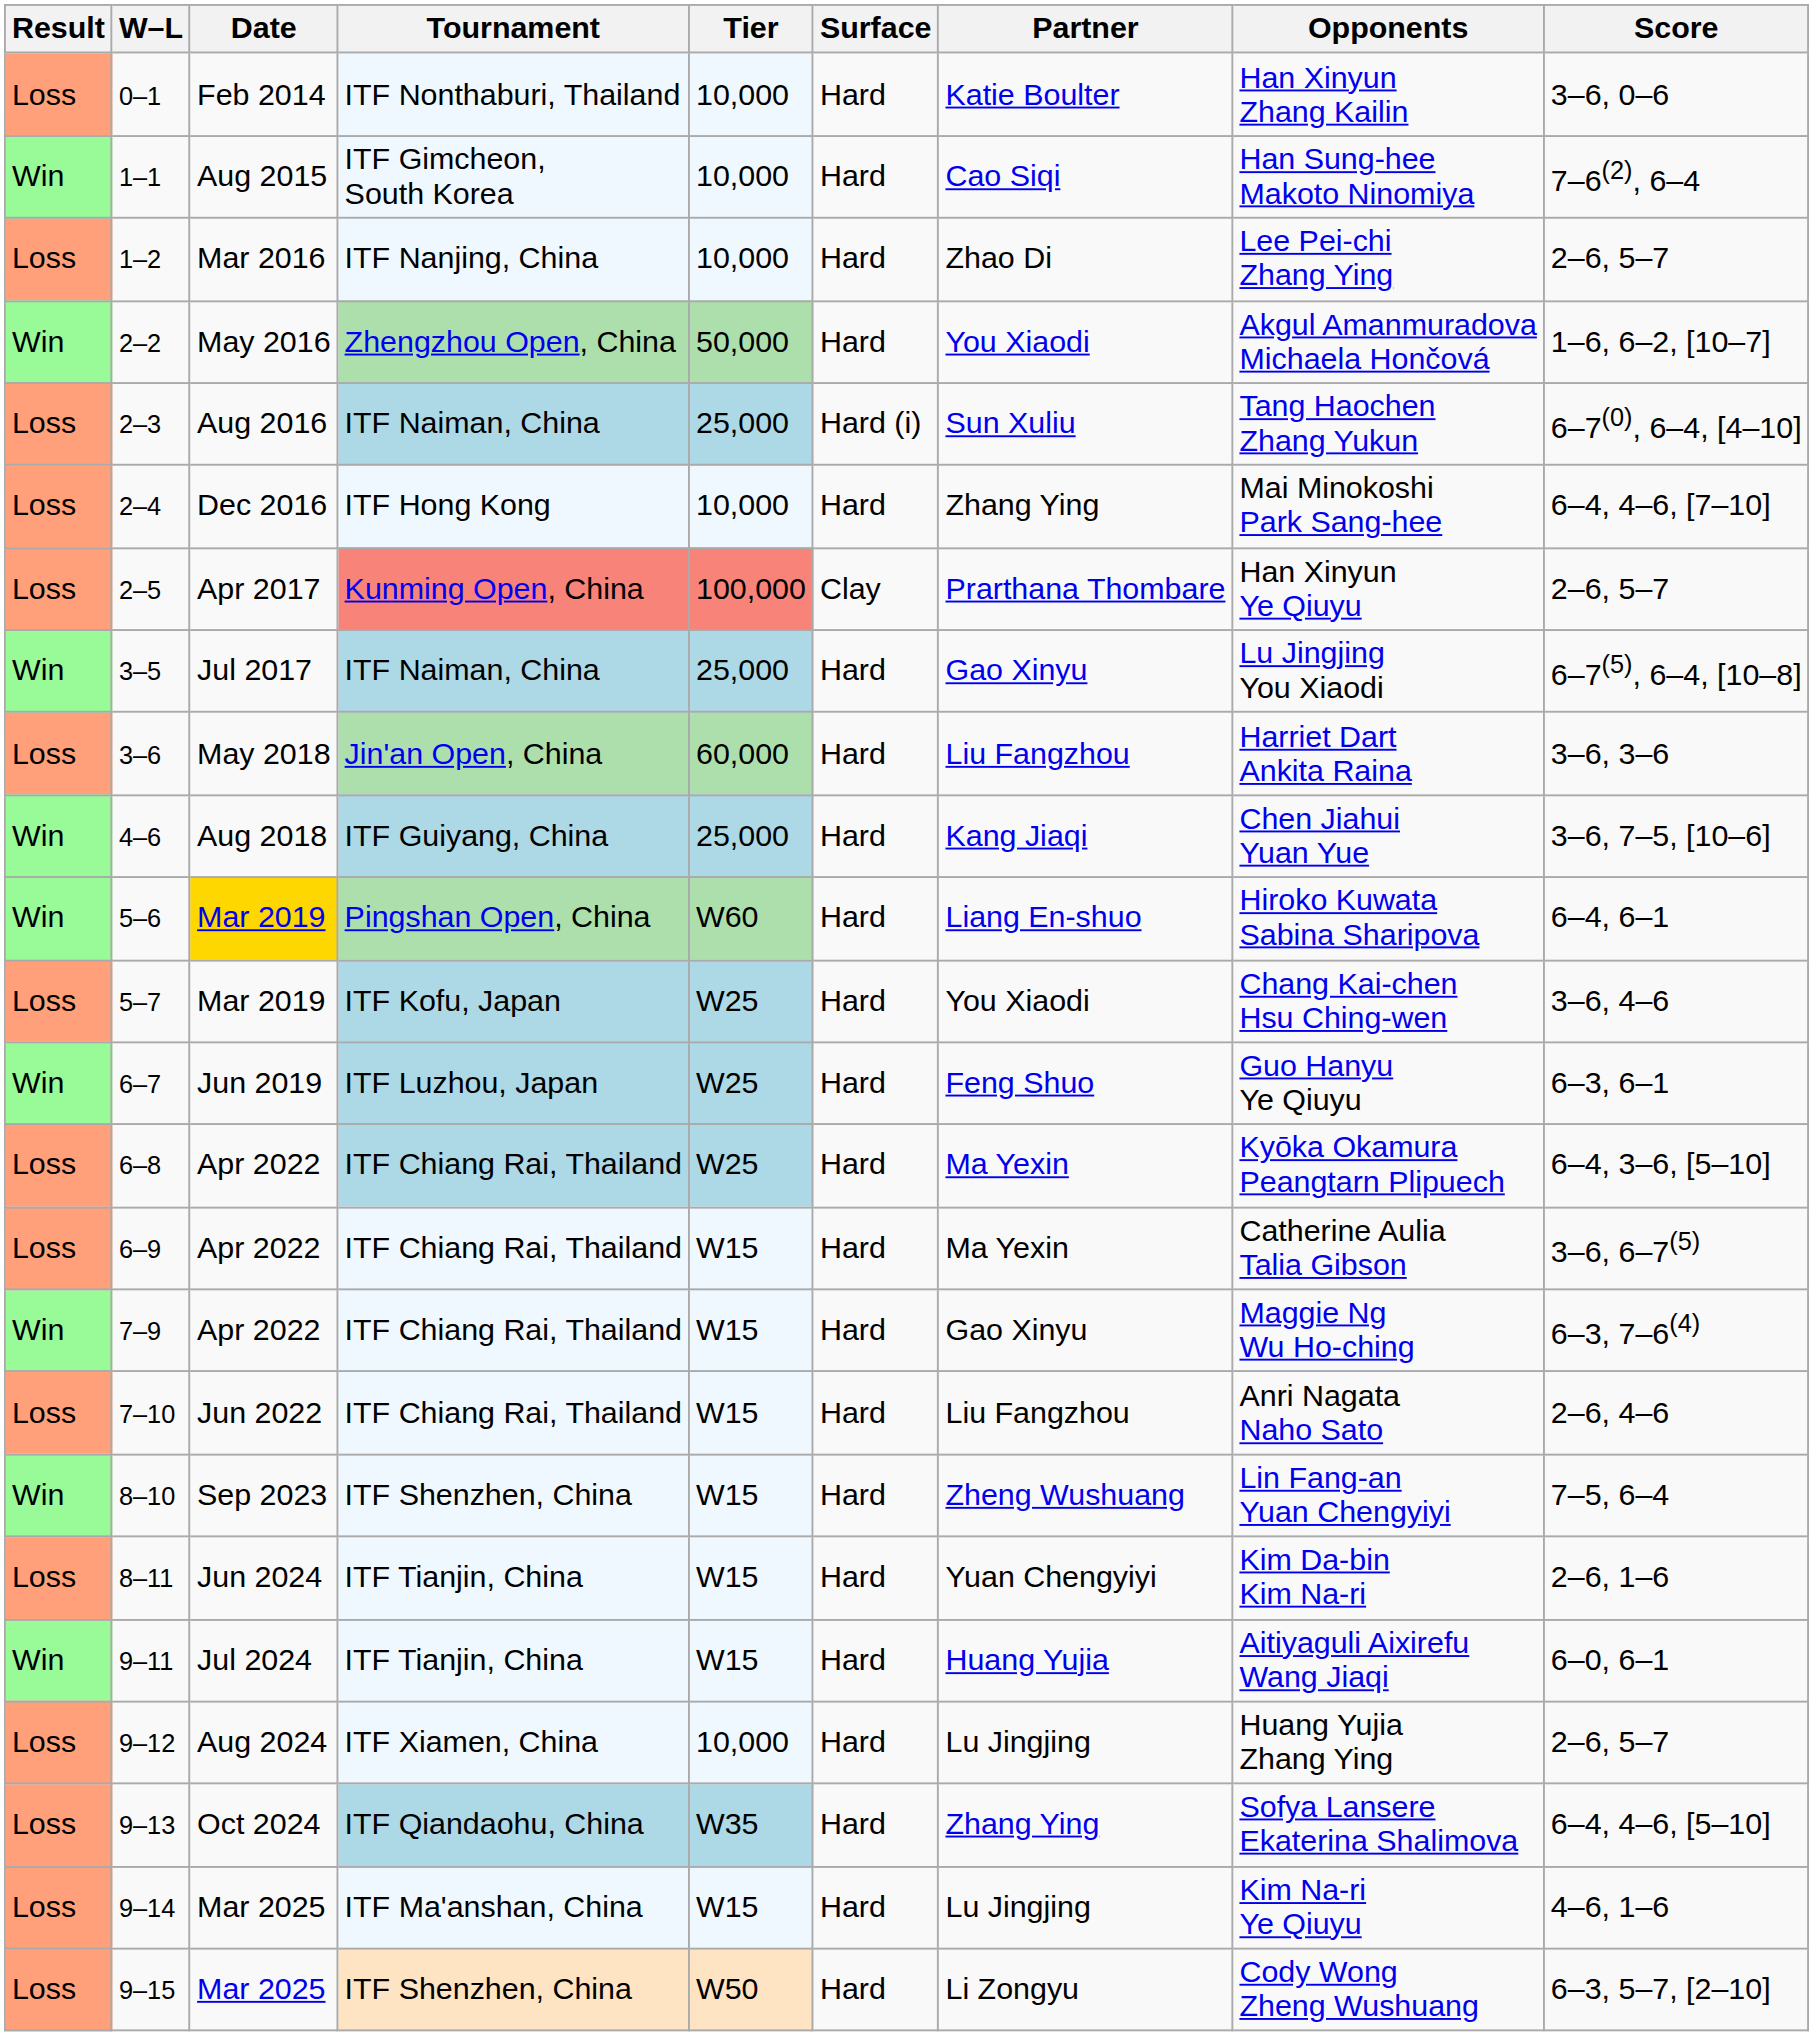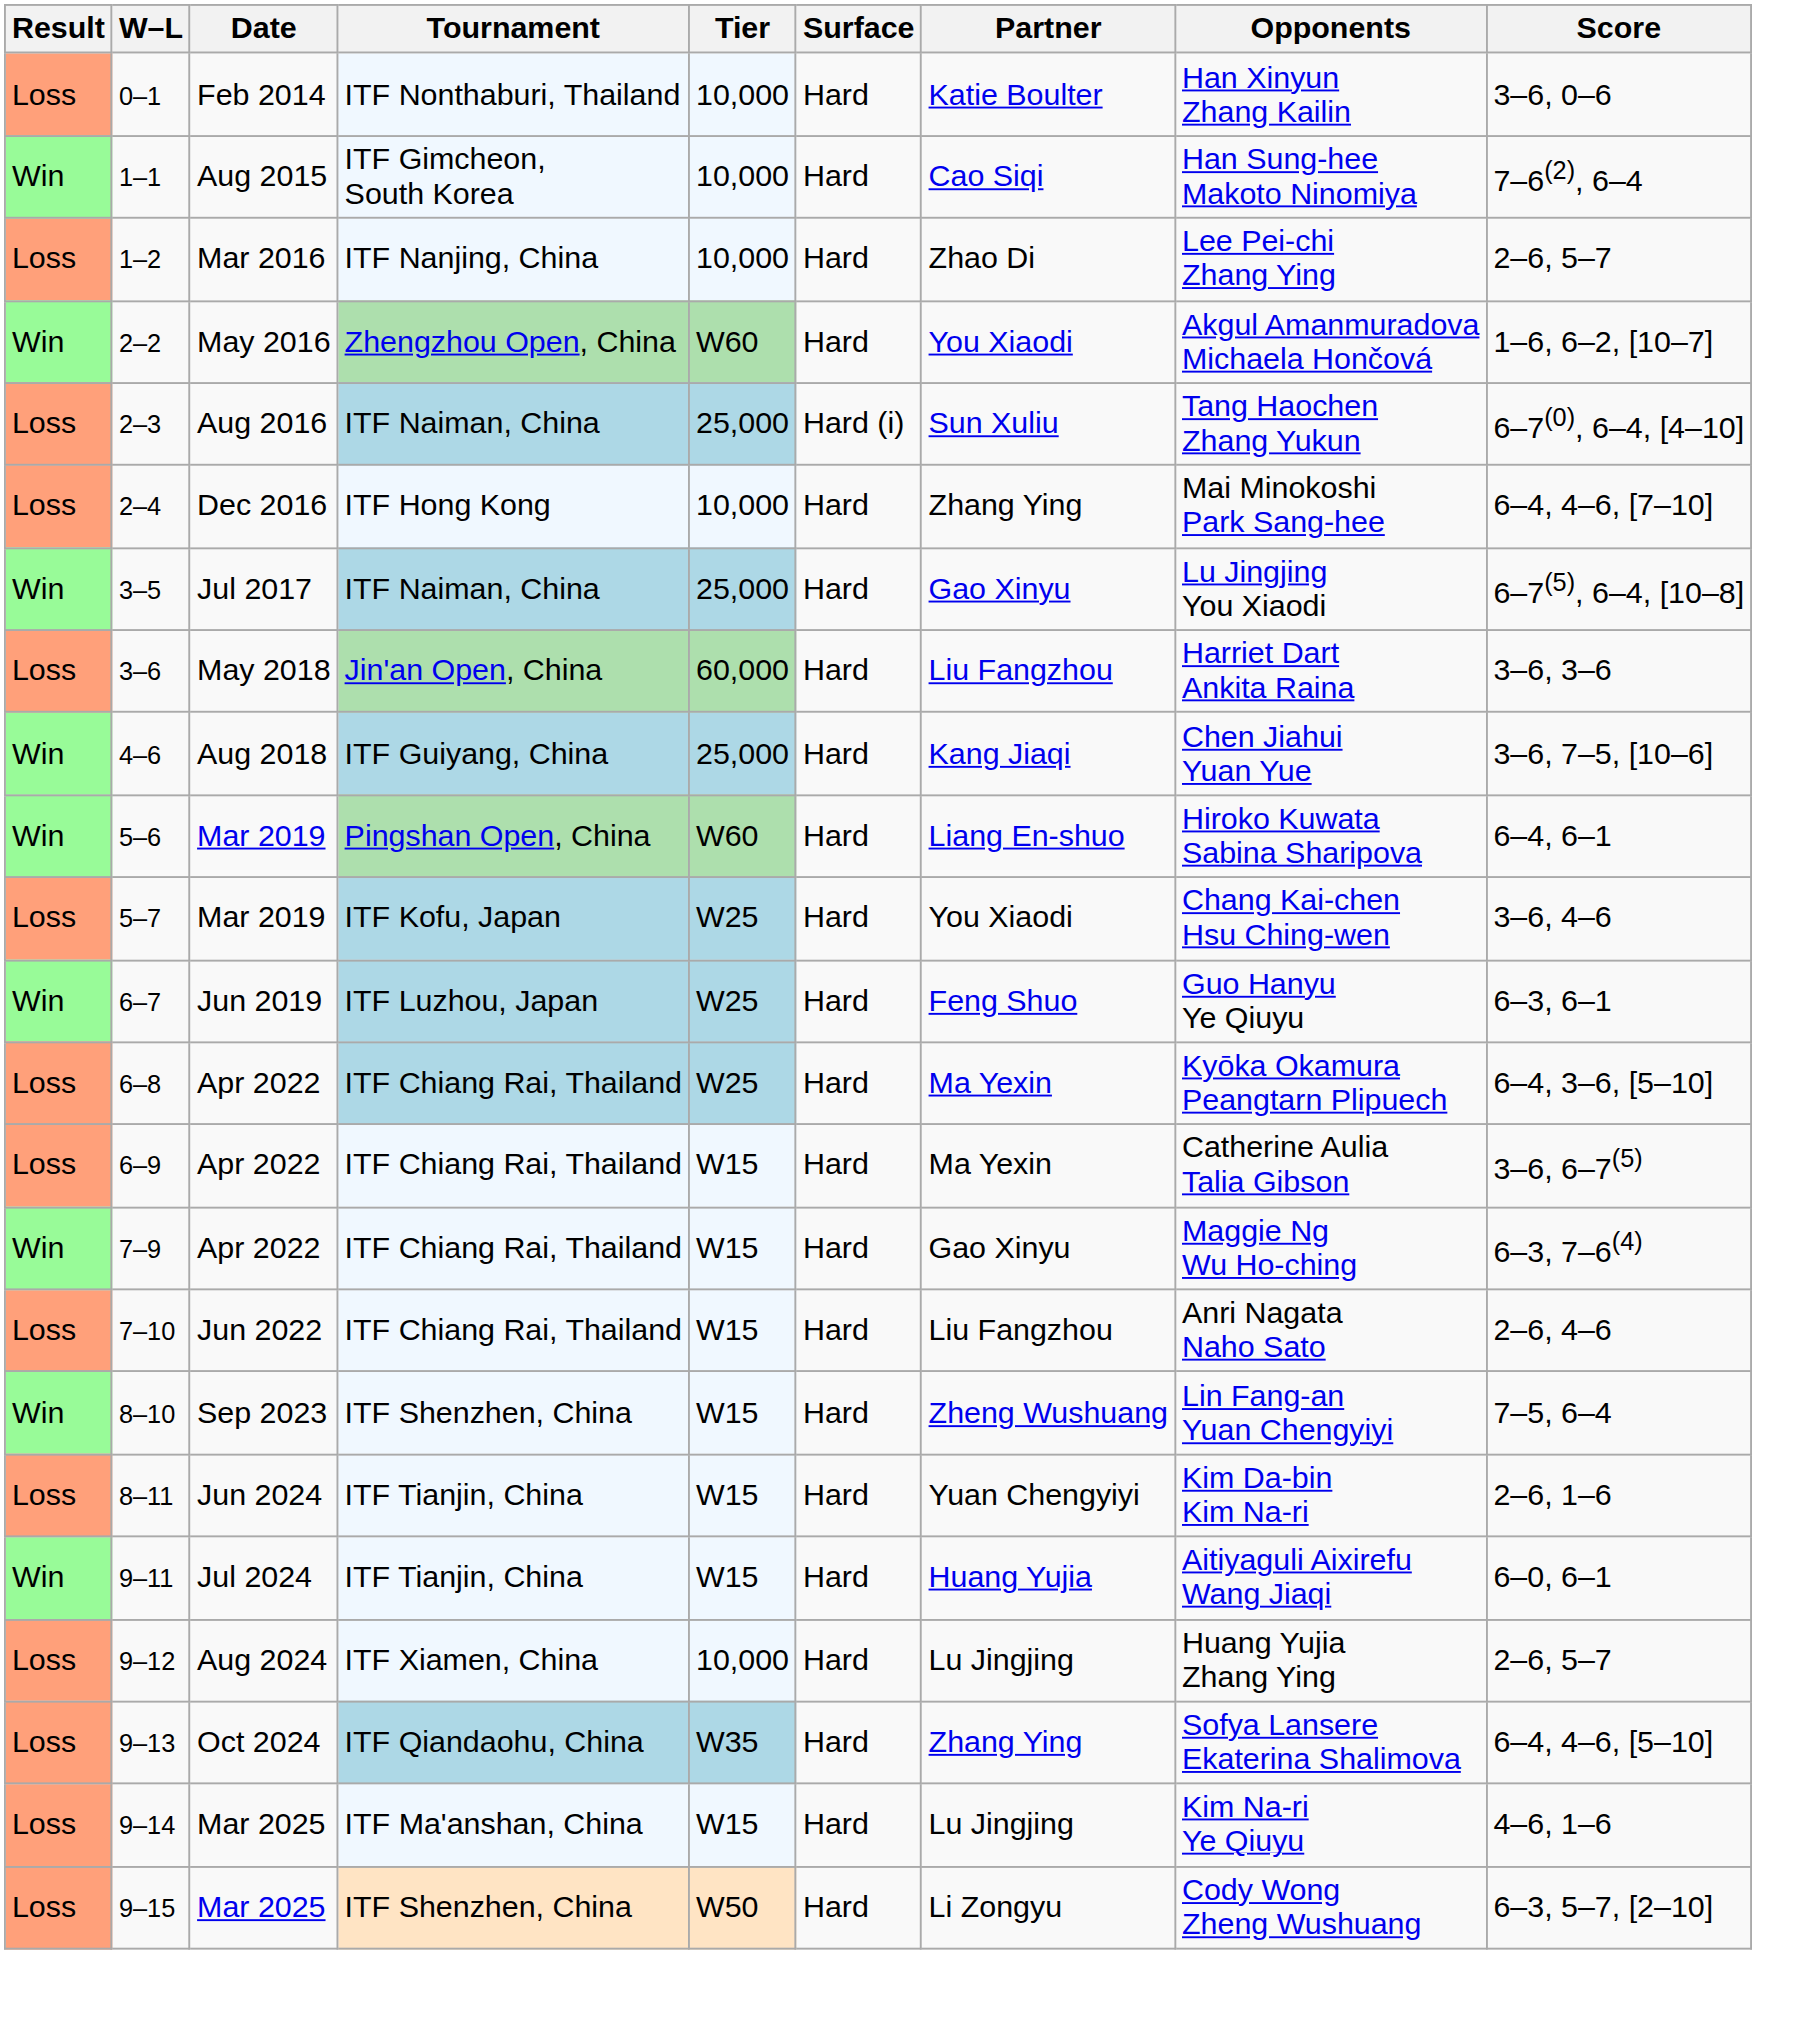(743, 341) 50,000 -> (727, 341) W60
- row: (140, 590)
(261, 918) gold background -> (261, 835) no background
